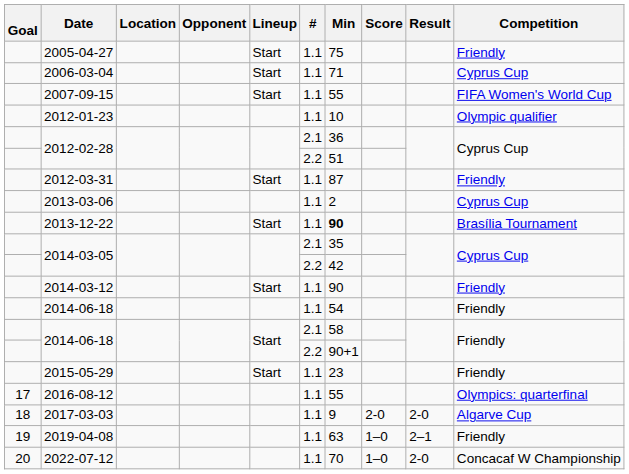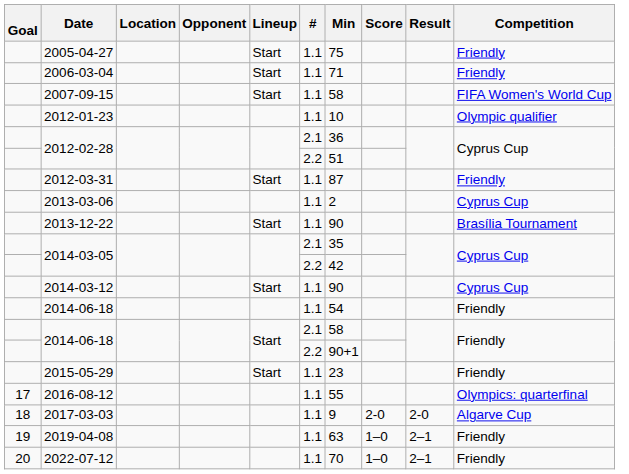(493, 73) Cyprus Cup -> (481, 73) Friendly
(336, 95) 55 -> (336, 95) 58
(336, 223) bold -> (336, 223) normal
(481, 287) Friendly -> (493, 287) Cyprus Cup
(419, 458) 2-0 -> (420, 458) 2–1
(539, 458) Concacaf W Championship -> (481, 458) Friendly
